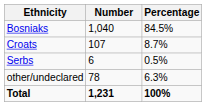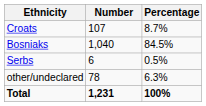rows swapped: (27, 28) <-> (22, 45)
